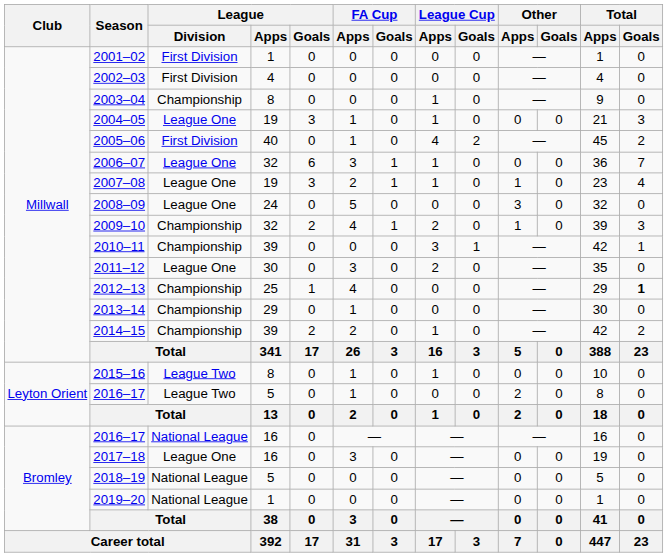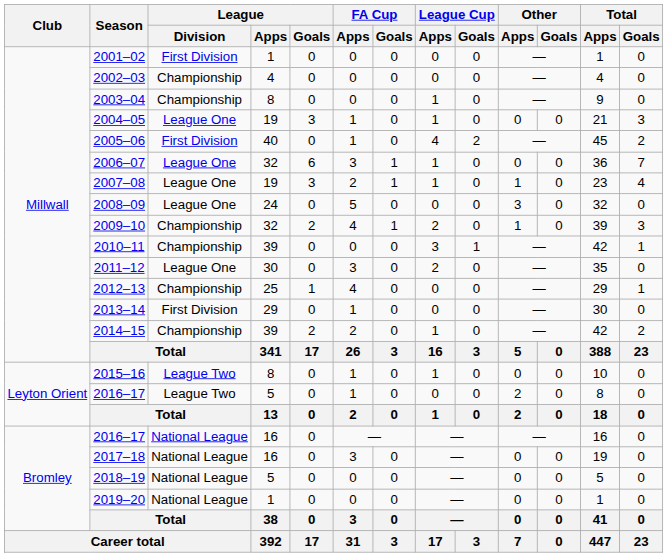(200, 78) First Division -> (200, 78) Championship
(641, 288) bold -> (641, 288) normal
(200, 309) Championship -> (200, 309) First Division
(200, 457) League One -> (200, 457) National League
